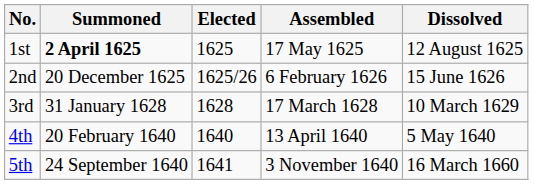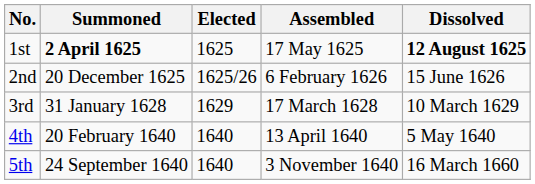(465, 48) normal -> (466, 48) bold
(215, 106) 1628 -> (215, 106) 1629
(215, 164) 1641 -> (215, 164) 1640
